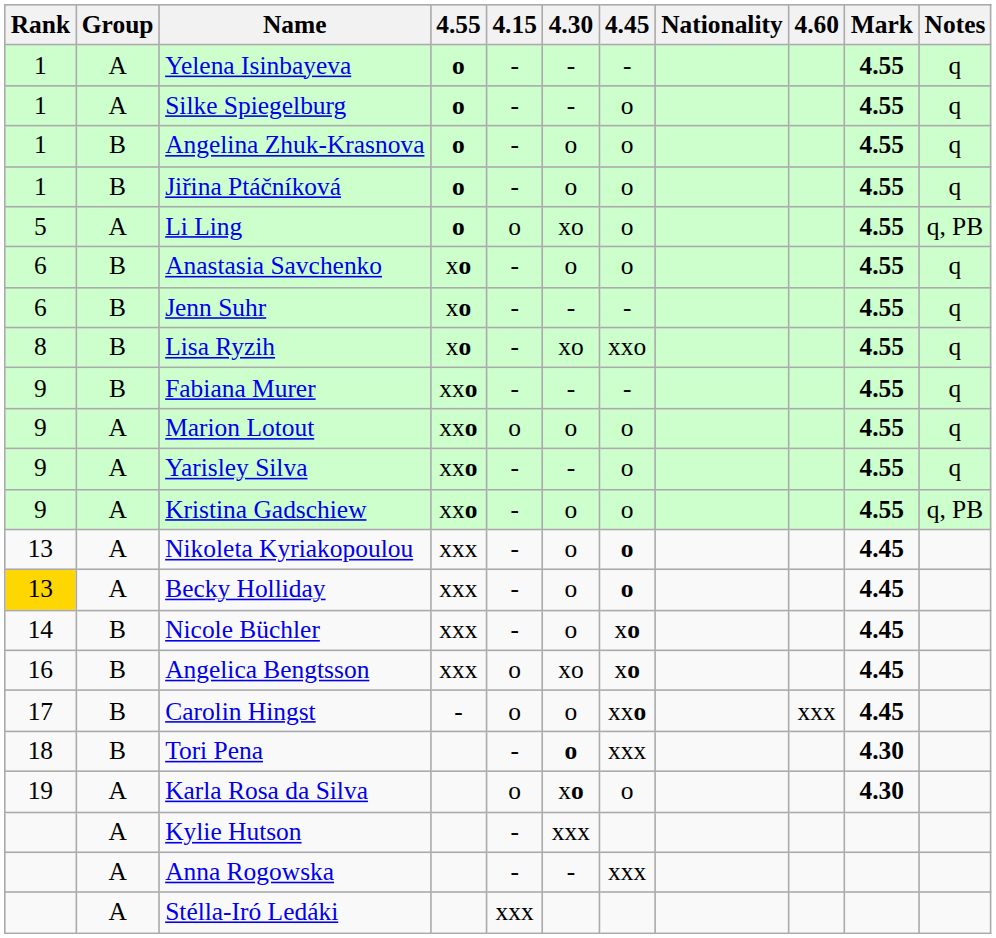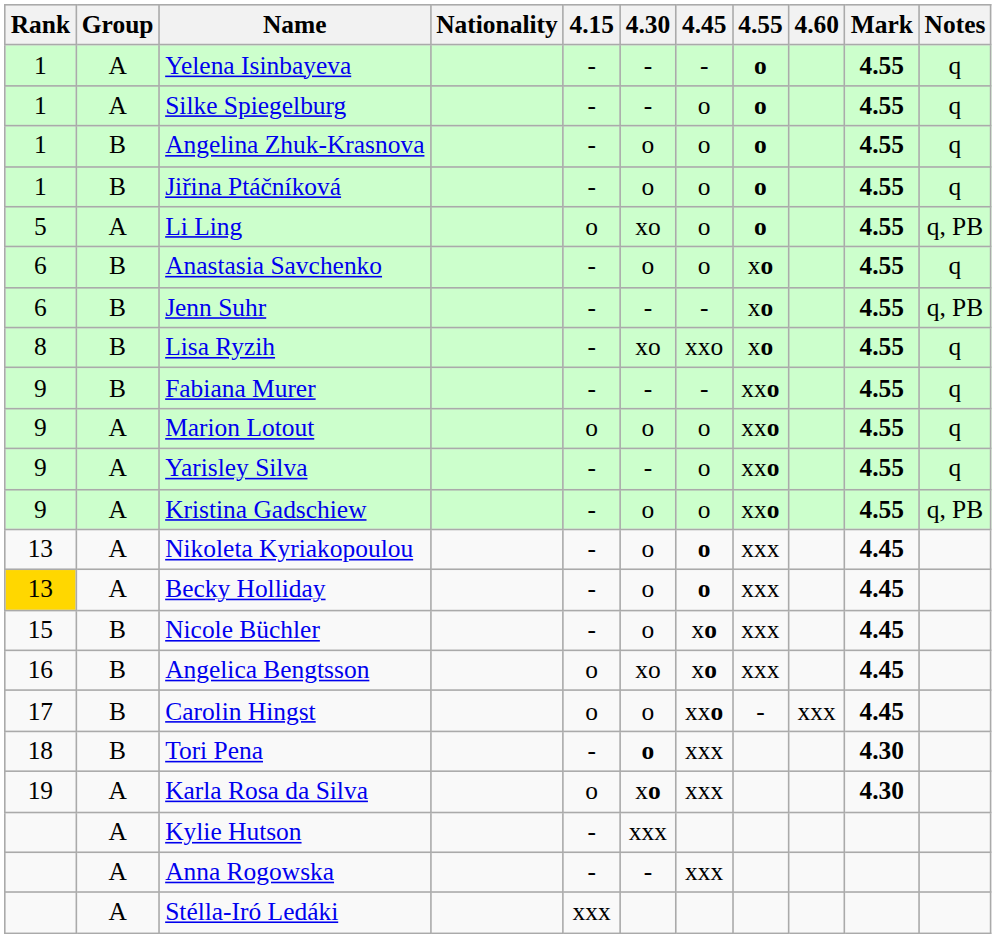columns swapped: (722, 24) <-> (458, 24)
(955, 307) q -> (955, 307) q, PB
(40, 629) 14 -> (40, 629) 15
(627, 791) o -> (704, 791) xxx
